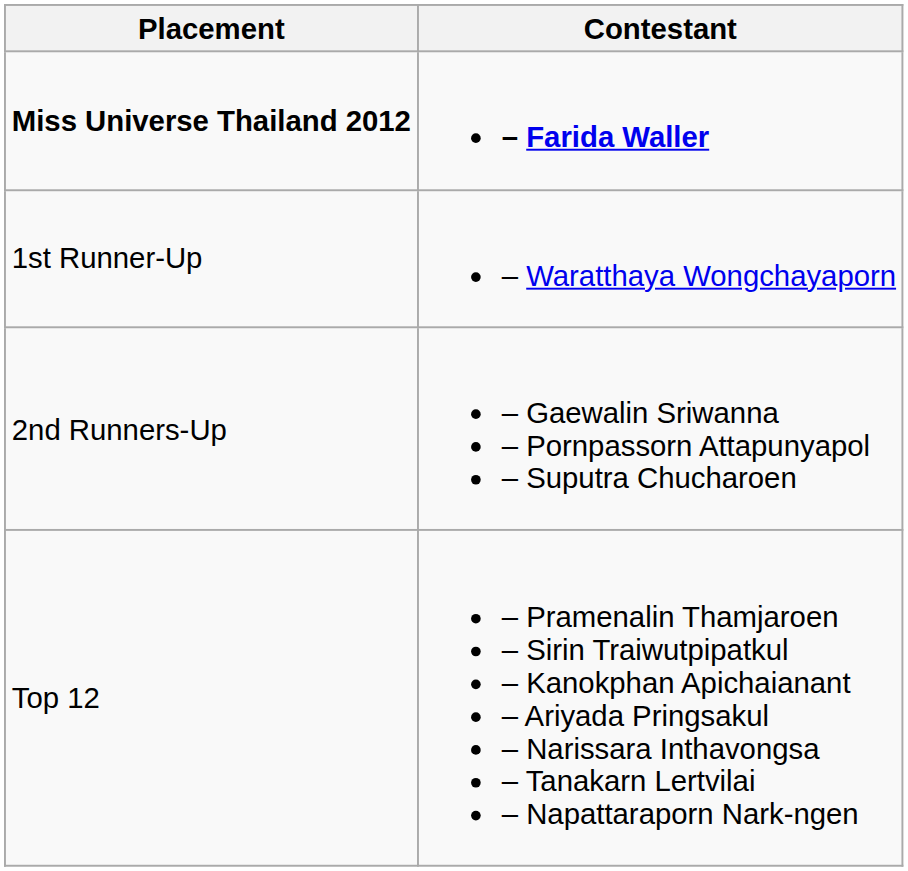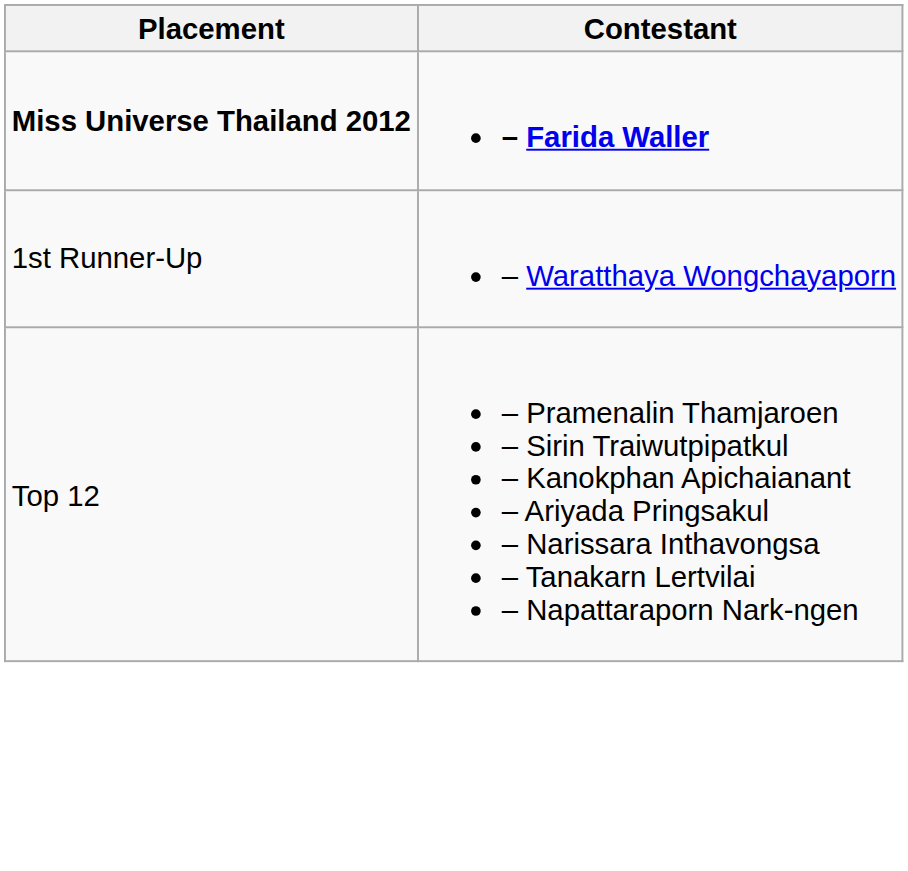- row: (119, 429)
